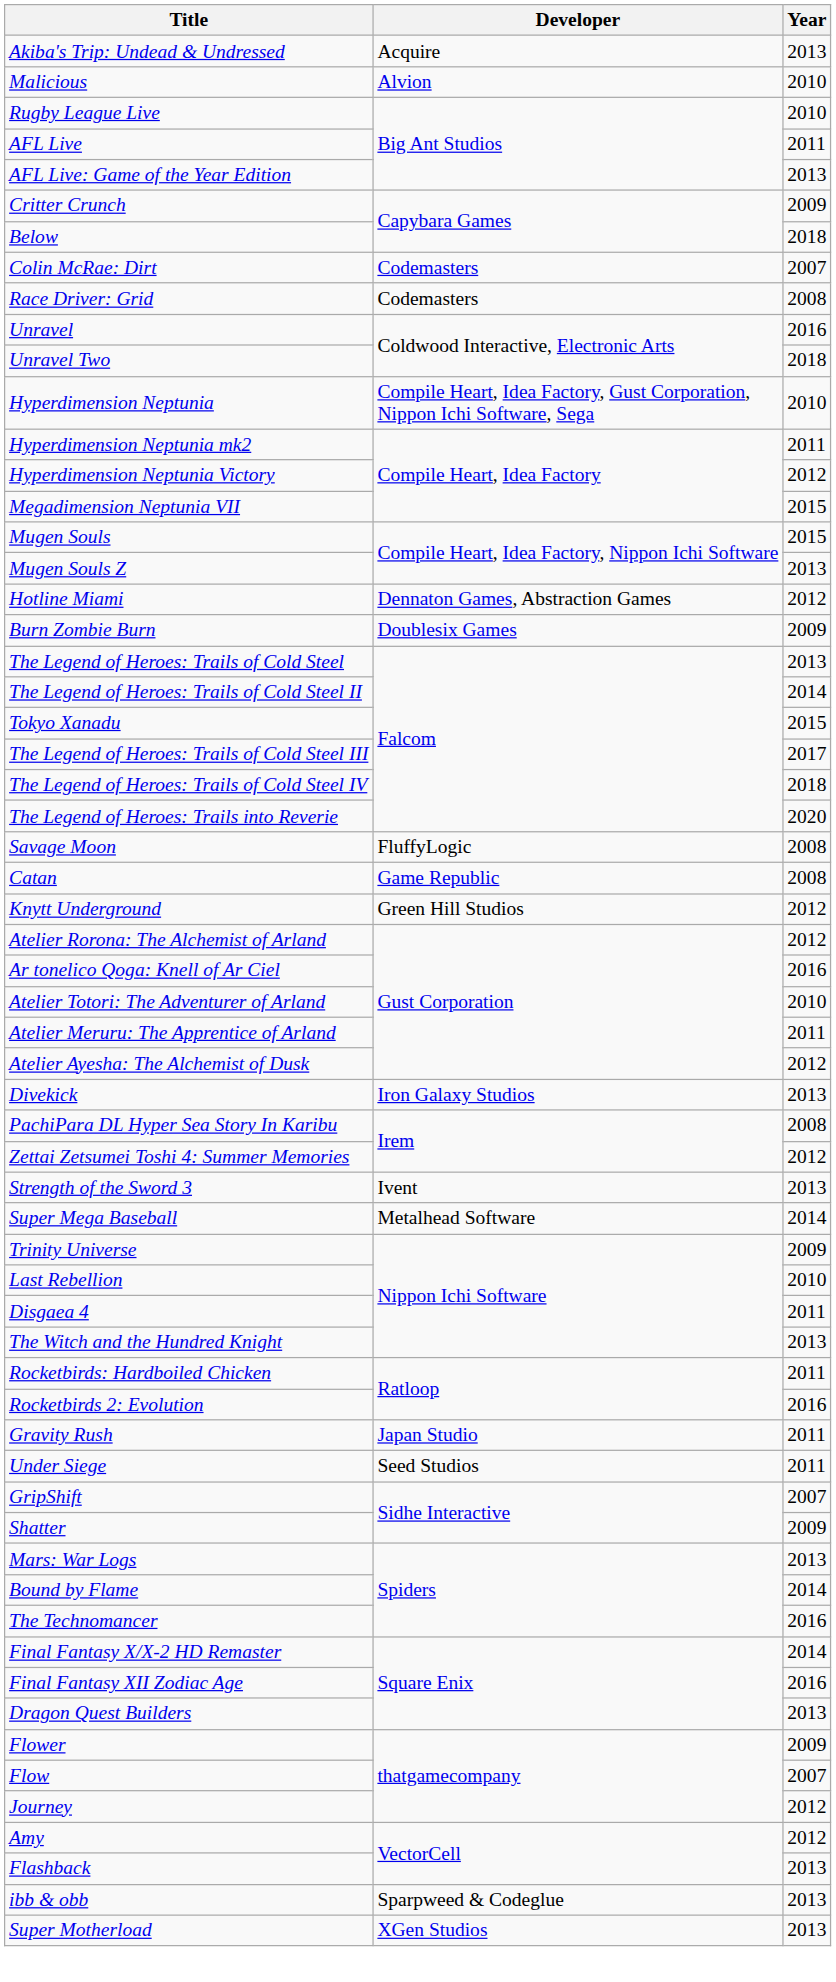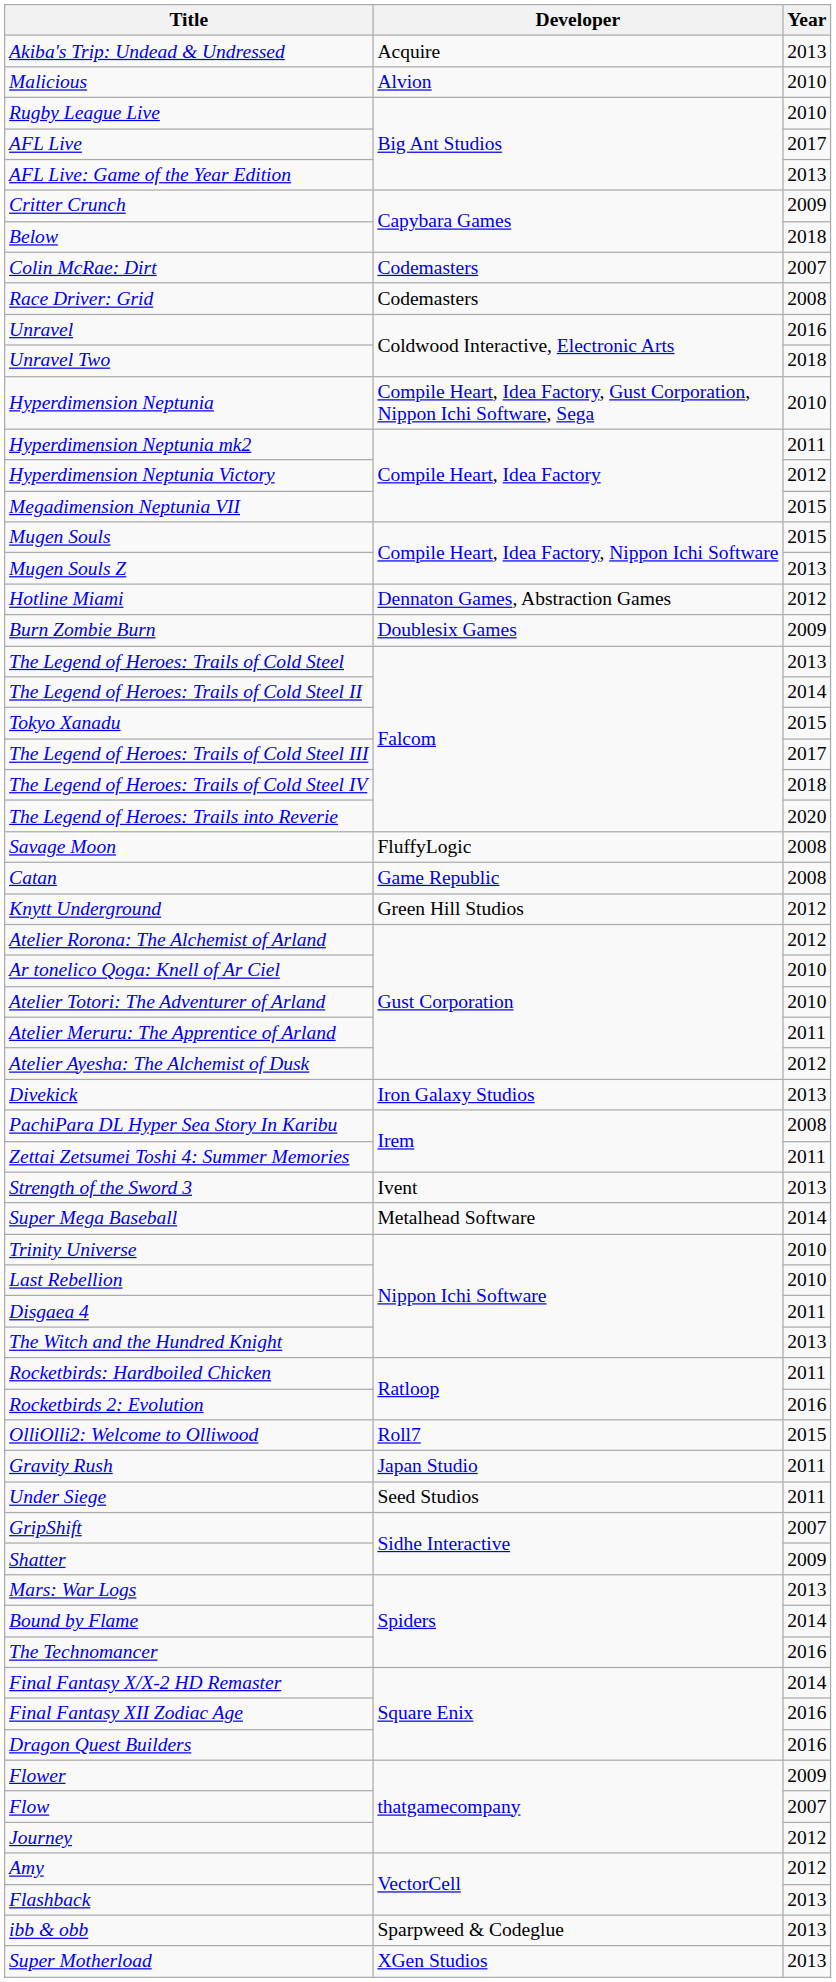(807, 143) 2011 -> (807, 143) 2017
(807, 970) 2016 -> (807, 970) 2010
(807, 1156) 2012 -> (807, 1156) 2011
(807, 1249) 2009 -> (807, 1249) 2010
+ row: (134, 1435)
(807, 1713) 2013 -> (807, 1744) 2016
